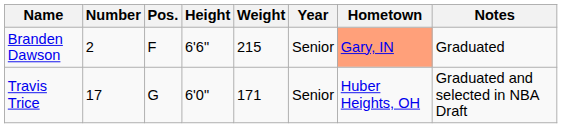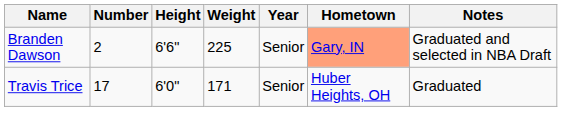- column: (163, 16)
(249, 47) 215 -> (219, 47) 225
(470, 47) Graduated -> (482, 47) Graduated and selected in NBA Draft
(488, 94) Graduated and selected in NBA Draft -> (447, 86) Graduated
